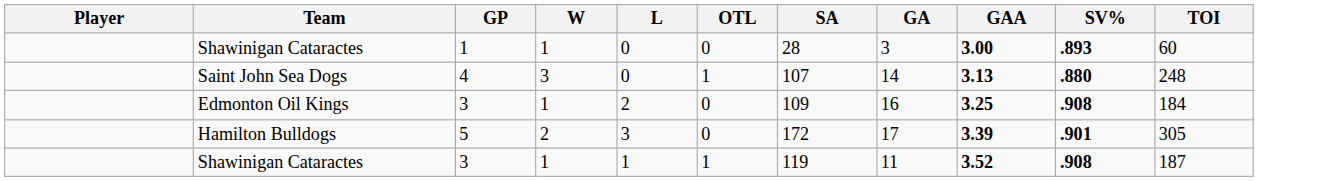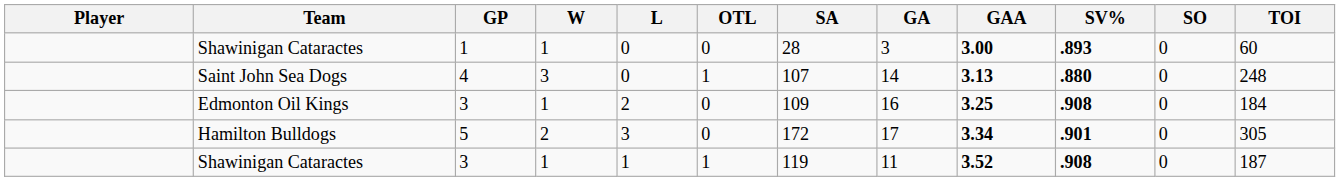+ column: (1195, 18)
(977, 133) 3.39 -> (977, 133) 3.34
